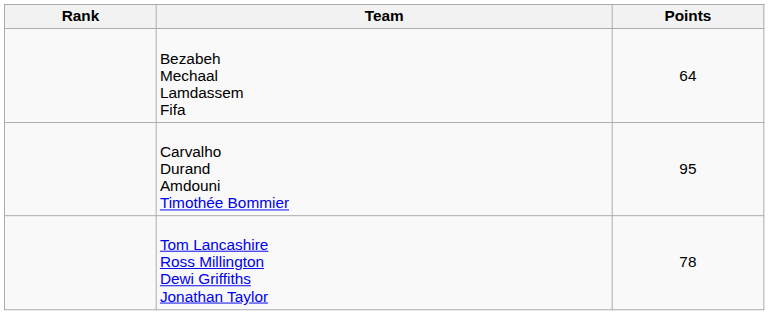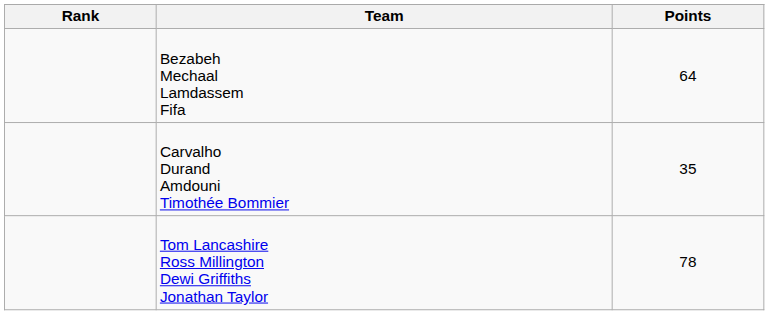(688, 169) 95 -> (688, 169) 35
